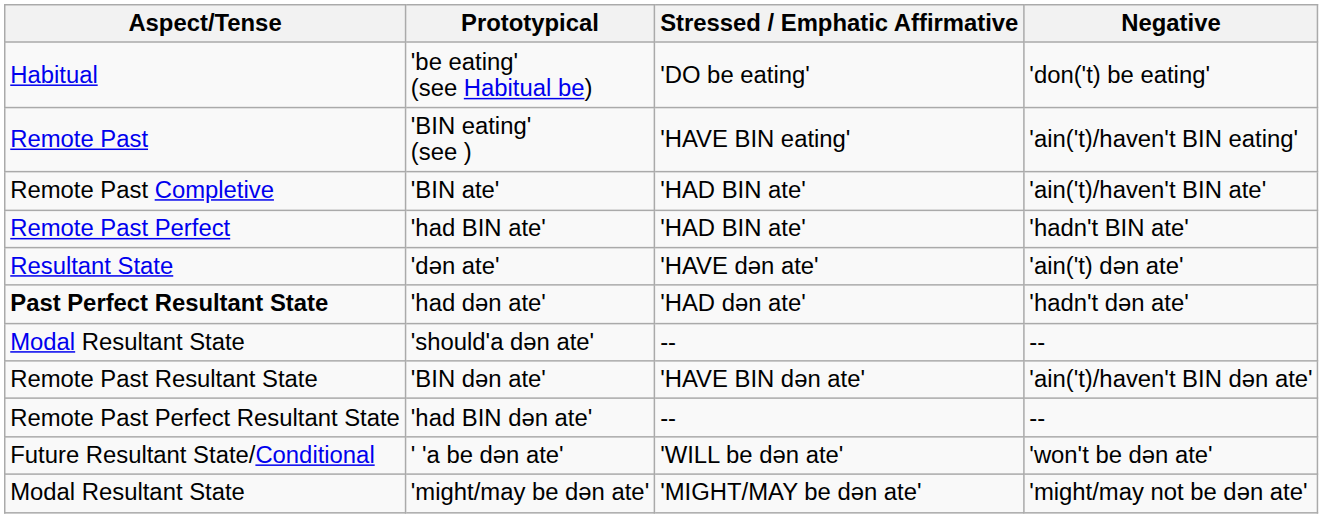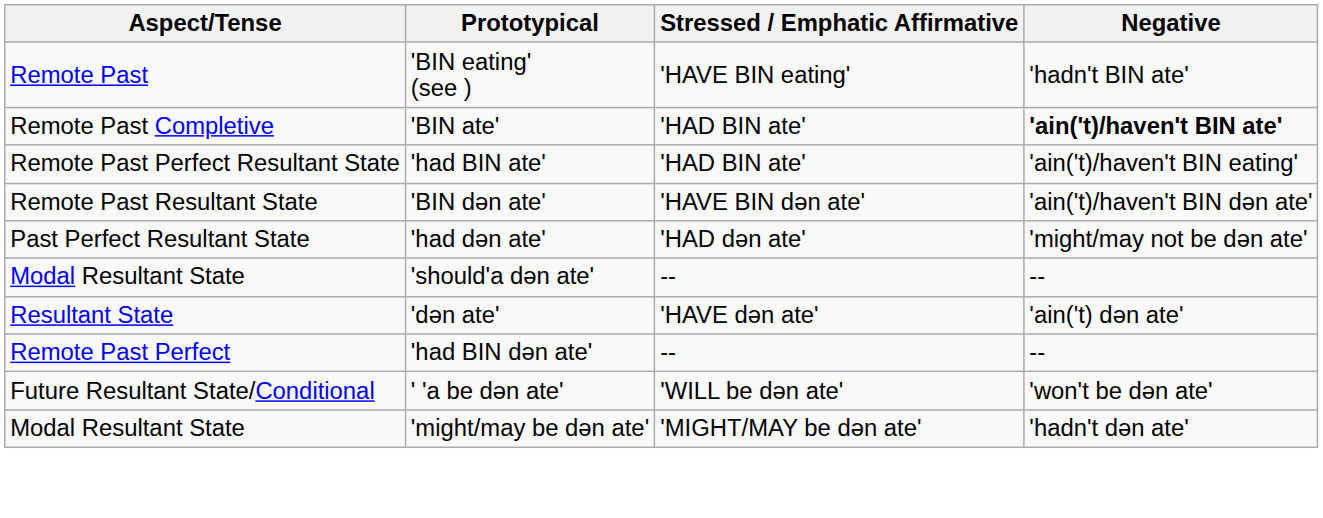- row: (502, 74)
(1164, 139) 'ain('t)/haven't BIN eating' -> (1109, 74) 'hadn't BIN ate'
(1148, 190) normal -> (1156, 125) bold
(120, 228) Remote Past Perfect -> (205, 163) Remote Past Perfect Resultant State
(1109, 228) 'hadn't BIN ate' -> (1164, 163) 'ain('t)/haven't BIN eating'
rows swapped: (455, 266) <-> (478, 379)
(169, 303) bold -> (160, 239) normal
(1109, 303) 'hadn't dən ate' -> (1168, 239) 'might/may not be dən ate'
(205, 417) Remote Past Perfect Resultant State -> (120, 352) Remote Past Perfect
(1168, 492) 'might/may not be dən ate' -> (1109, 428) 'hadn't dən ate'
